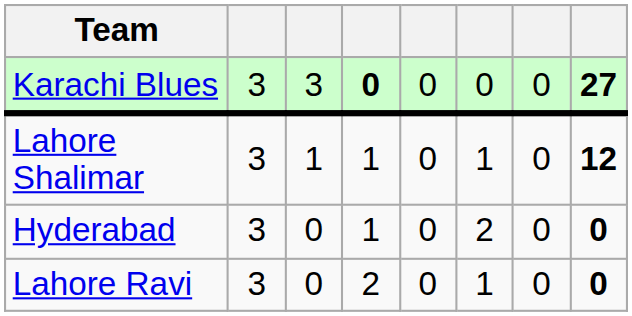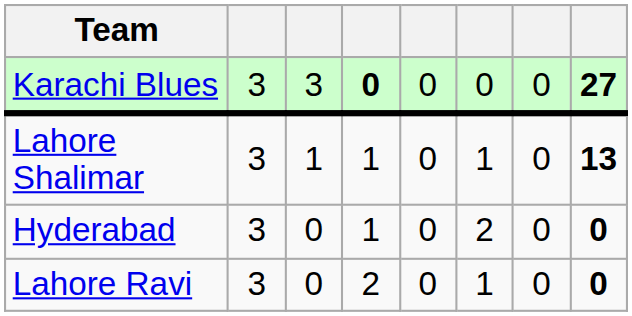(598, 159) 12 -> (598, 159) 13
